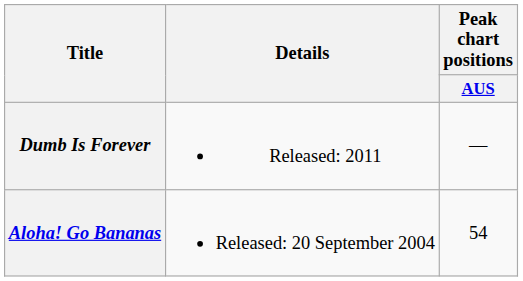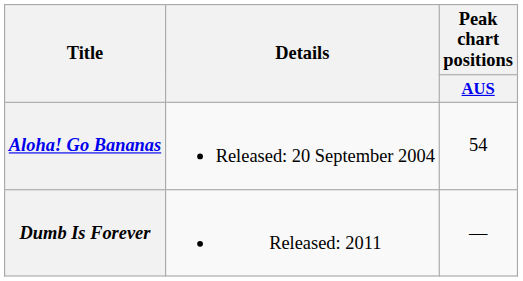rows swapped: (85, 232) <-> (85, 145)
